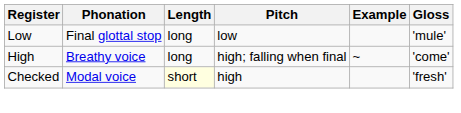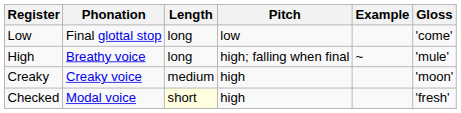(429, 35) 'mule' -> (434, 35) 'come'
(431, 56) 'come' -> (432, 56) 'mule'
+ row: (28, 77)
